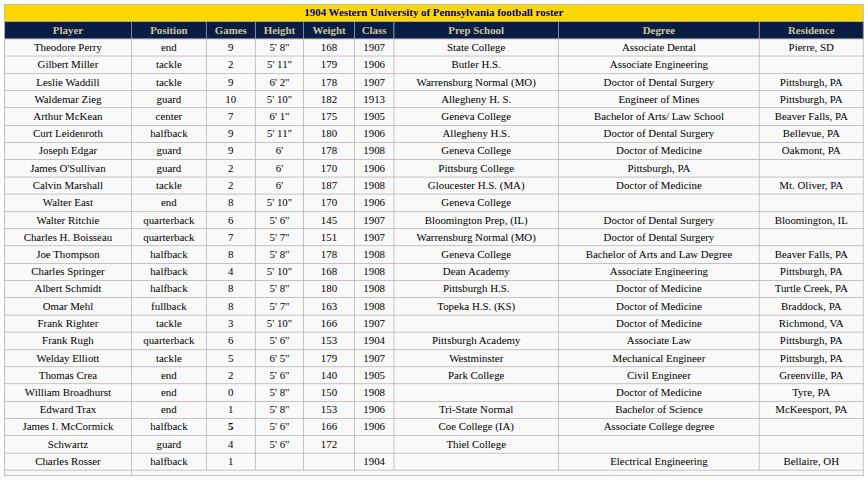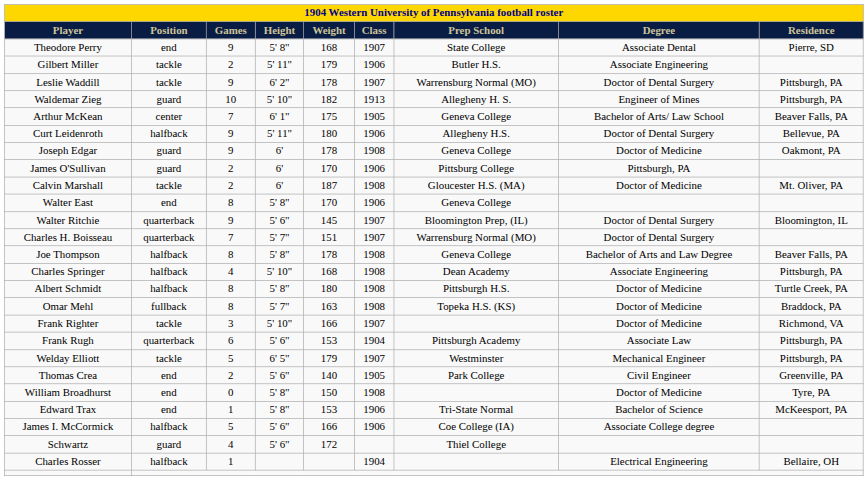(280, 202) 5' 10" -> (280, 202) 5' 8"
(231, 220) 6 -> (231, 220) 9
(231, 427) bold -> (231, 427) normal
